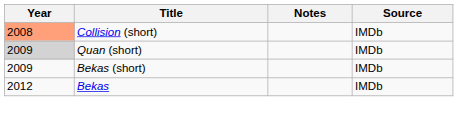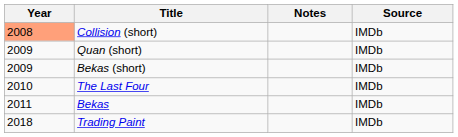(20, 50) lightgrey background -> (20, 50) no background
+ row: (113, 86)
(20, 86) 2012 -> (19, 104) 2011
+ row: (111, 123)
